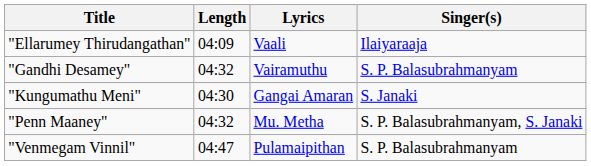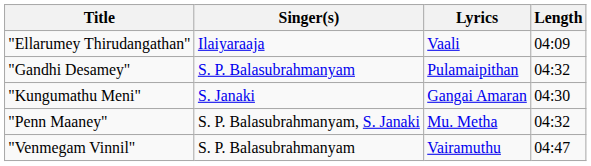columns swapped: (471, 17) <-> (222, 17)
(290, 69) Vairamuthu -> (473, 69) Pulamaipithan
(299, 148) Pulamaipithan -> (464, 148) Vairamuthu
